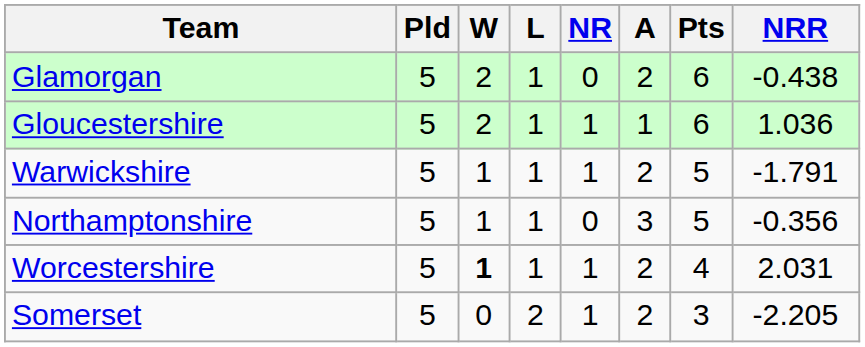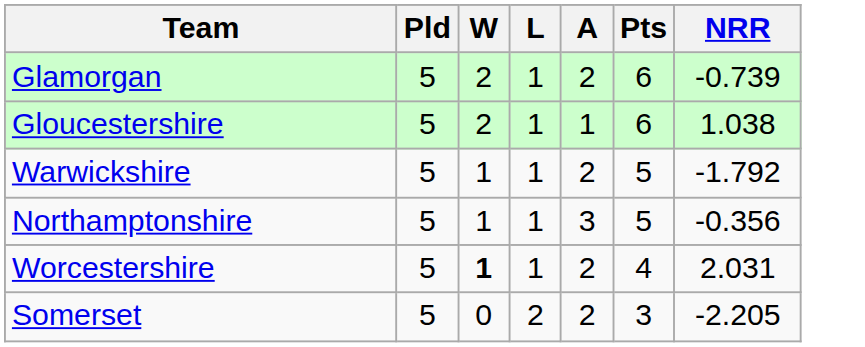- column: (590, 28)
(795, 76) -0.438 -> (738, 76) -0.739
(795, 124) 1.036 -> (738, 124) 1.038
(795, 172) -1.791 -> (738, 172) -1.792
